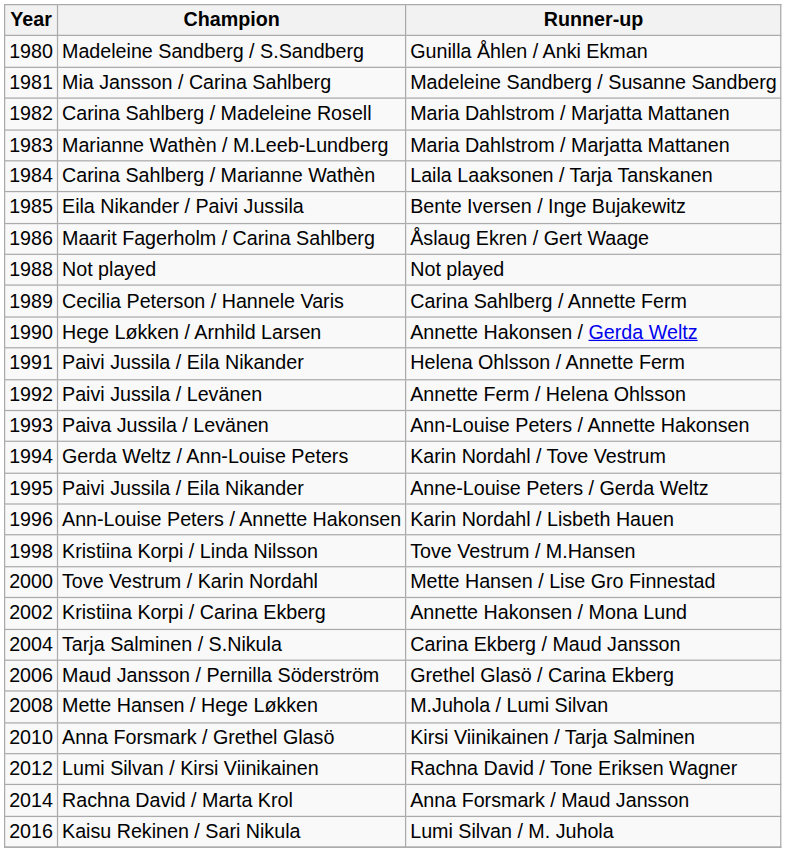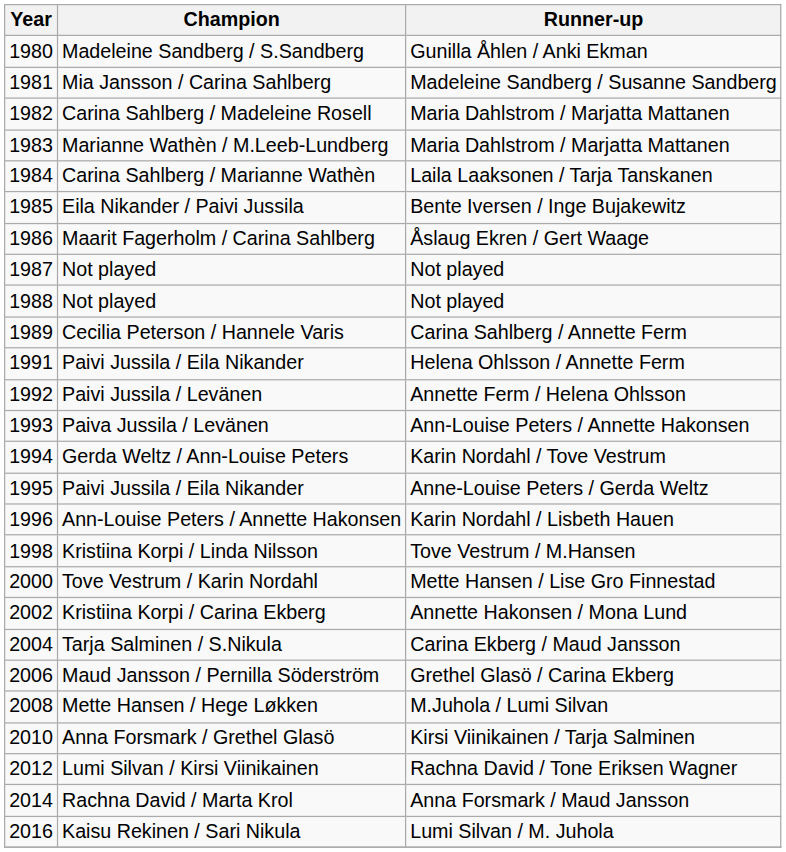+ row: (31, 269)
- row: (31, 332)
